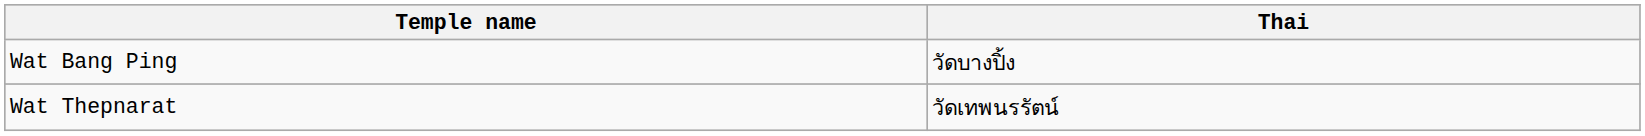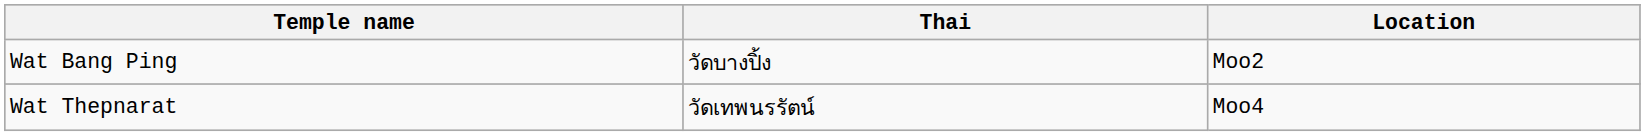+ column: (1424, 22)
